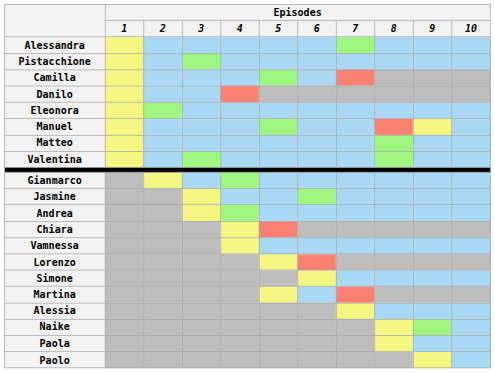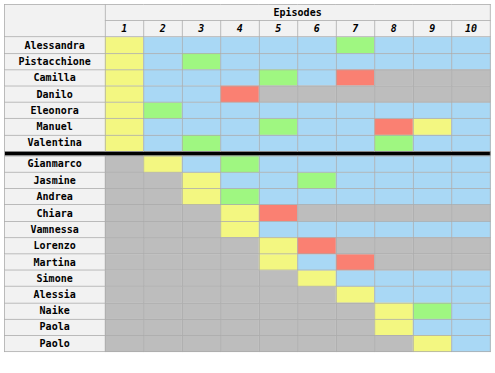- row: (55, 143)
rows swapped: (55, 295) <-> (55, 278)
